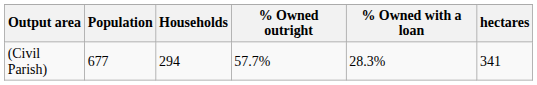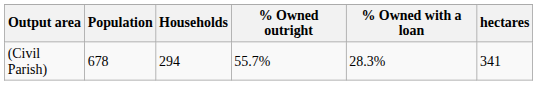(98, 61) 677 -> (98, 61) 678
(252, 61) 57.7% -> (252, 61) 55.7%
